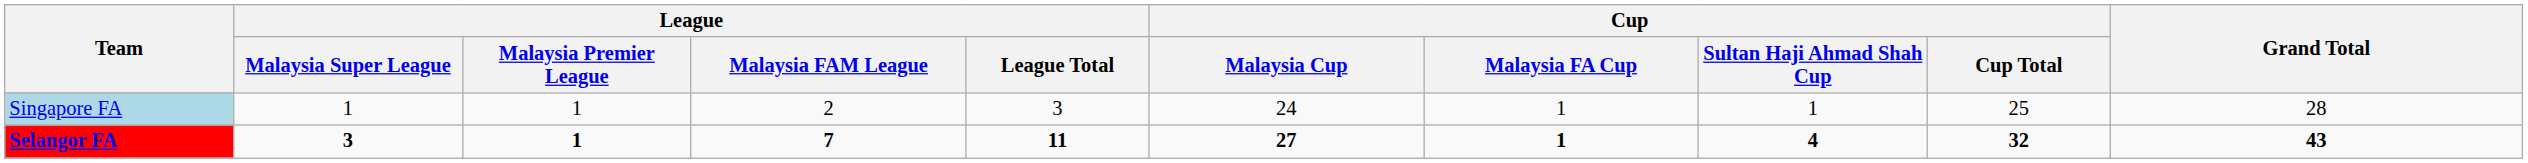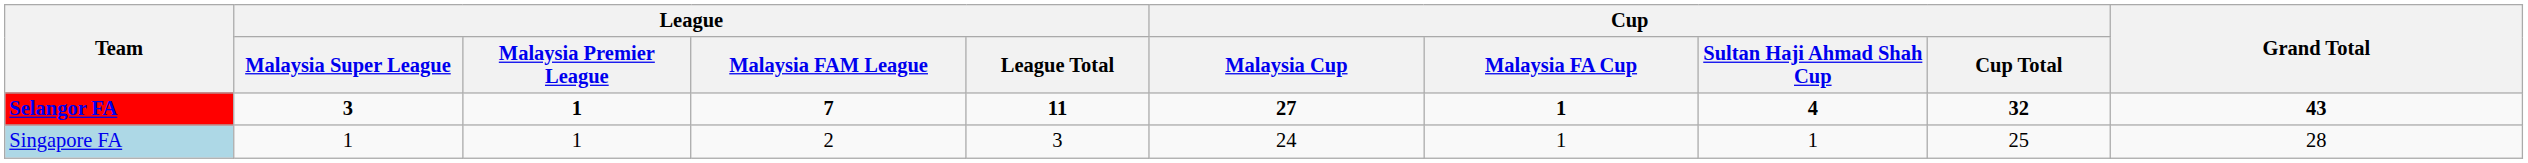rows swapped: (66, 108) <-> (63, 141)
